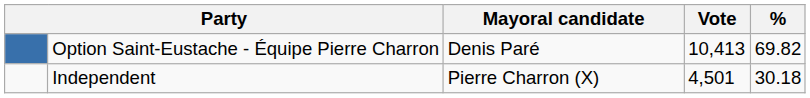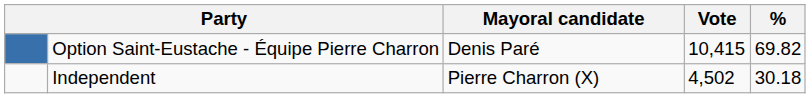(717, 48) 10,413 -> (717, 48) 10,415
(711, 78) 4,501 -> (711, 78) 4,502
